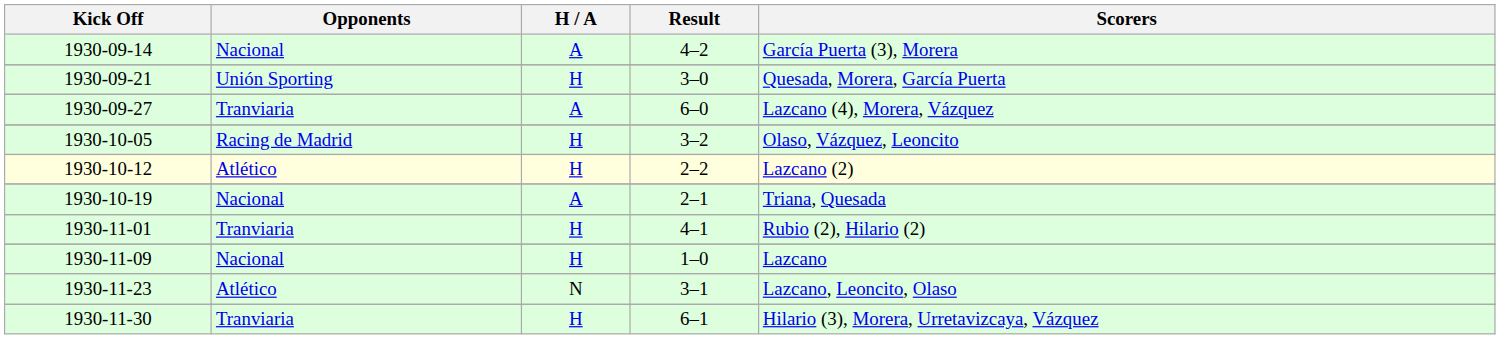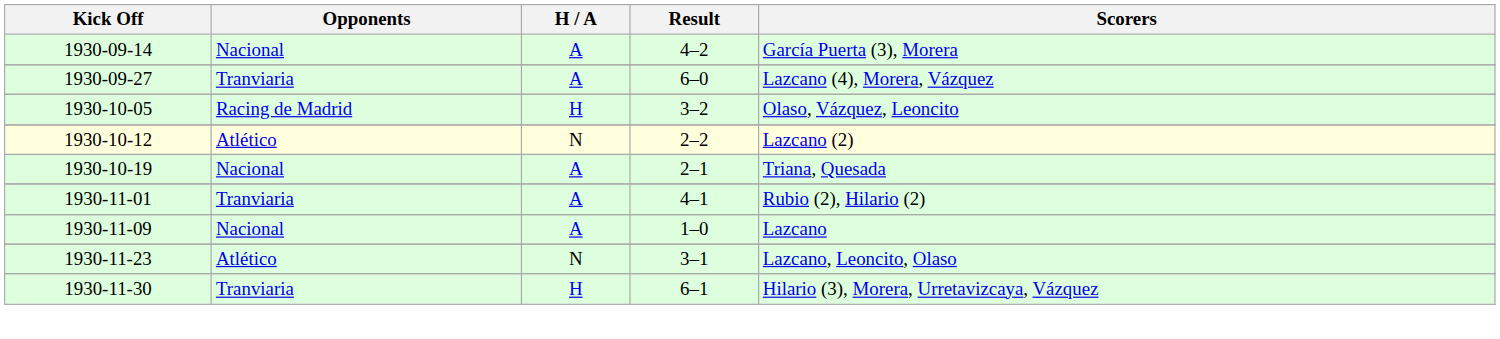- row: (108, 79)
(576, 169) H -> (576, 139) N
(576, 229) H -> (576, 199) A
(576, 259) H -> (576, 229) A
